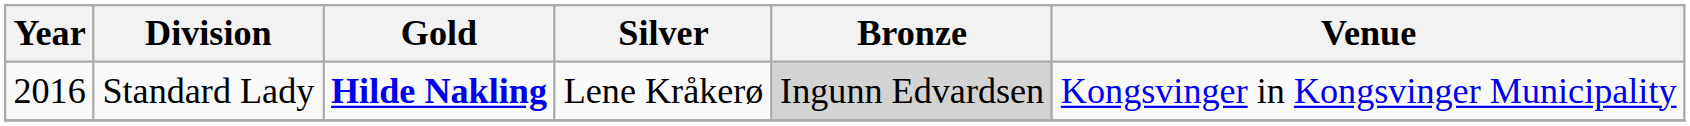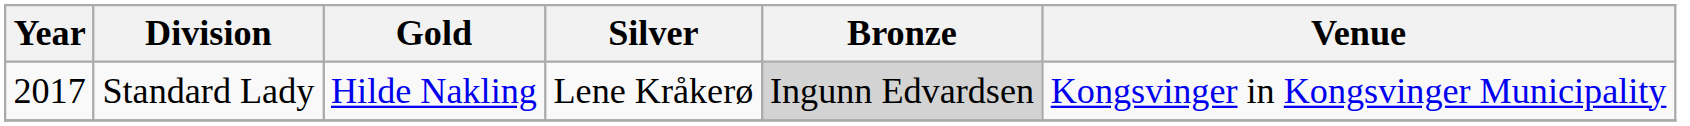(50, 90) 2016 -> (50, 90) 2017
(439, 90) bold -> (434, 90) normal
